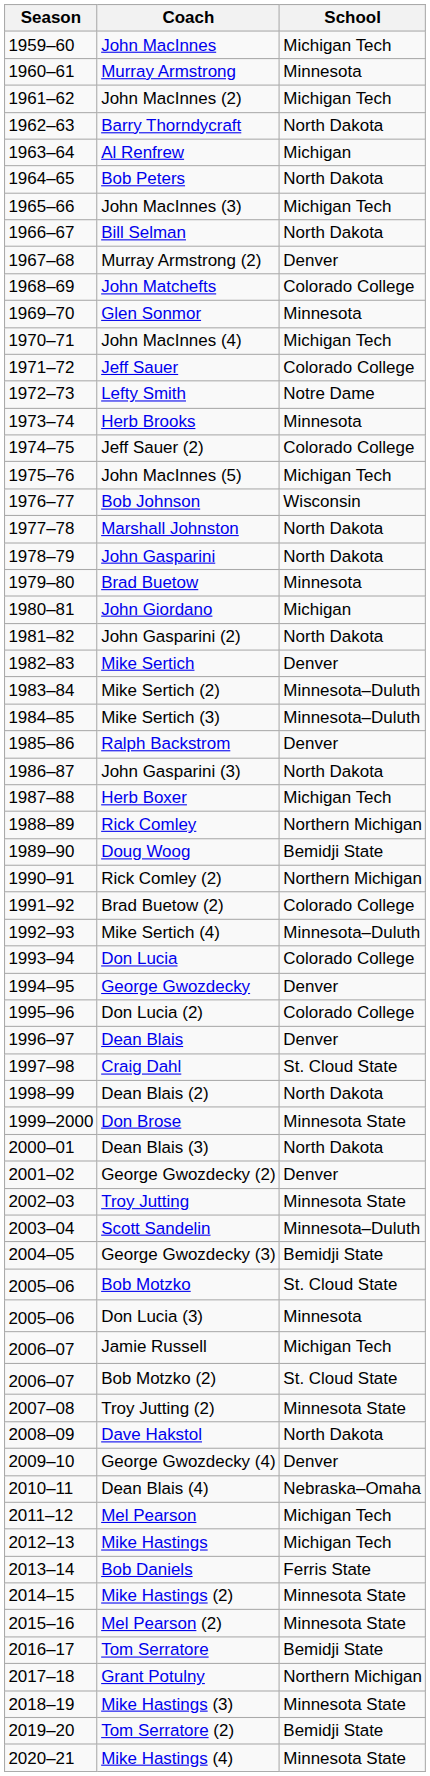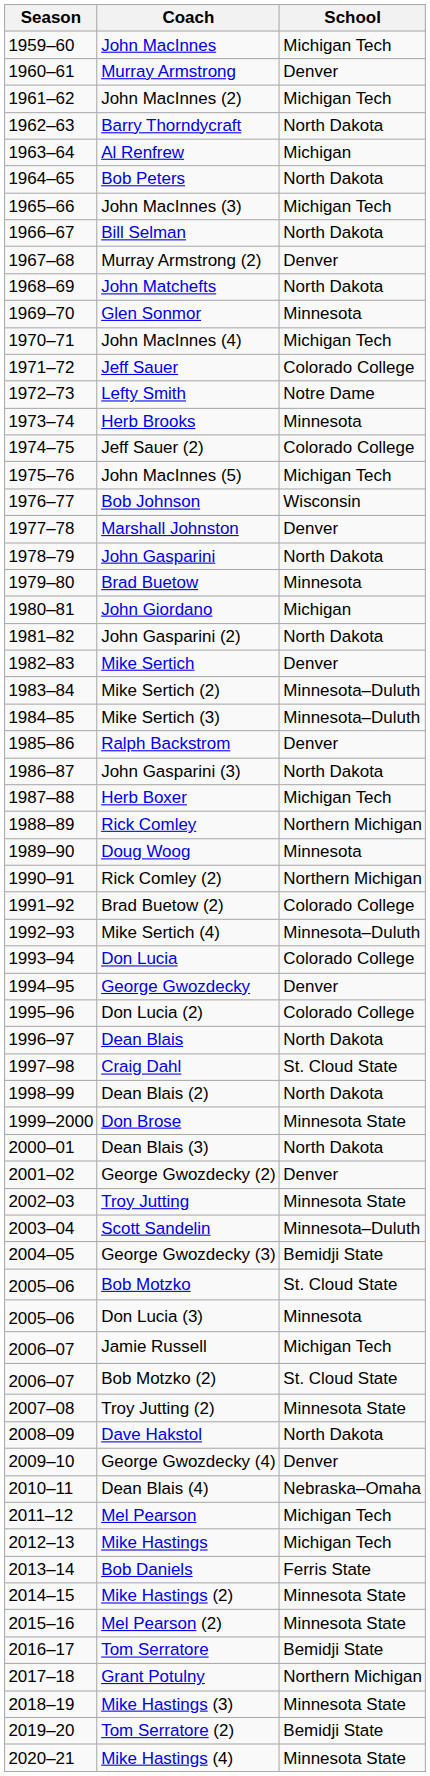(322, 71) Minnesota -> (311, 71) Denver
(349, 286) Colorado College -> (333, 286) North Dakota
(333, 529) North Dakota -> (311, 529) Denver
(333, 851) Bemidji State -> (322, 851) Minnesota
(311, 1040) Denver -> (333, 1040) North Dakota
